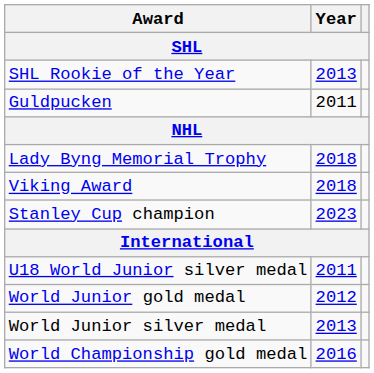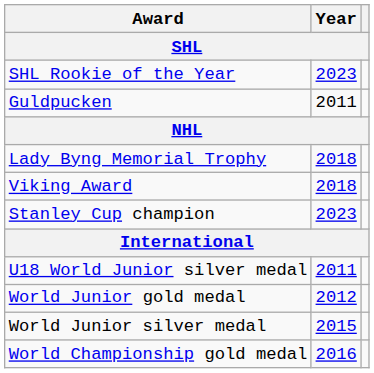(336, 75) 2013 -> (336, 75) 2023
(336, 326) 2013 -> (336, 326) 2015
